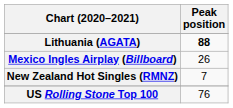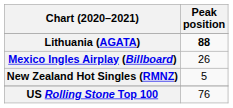(204, 77) 7 -> (204, 77) 5
